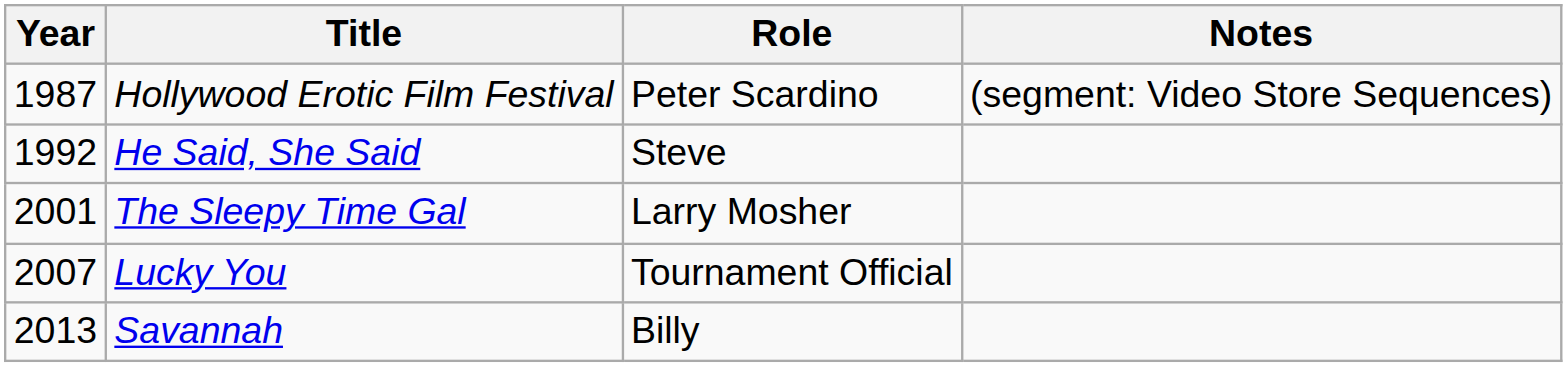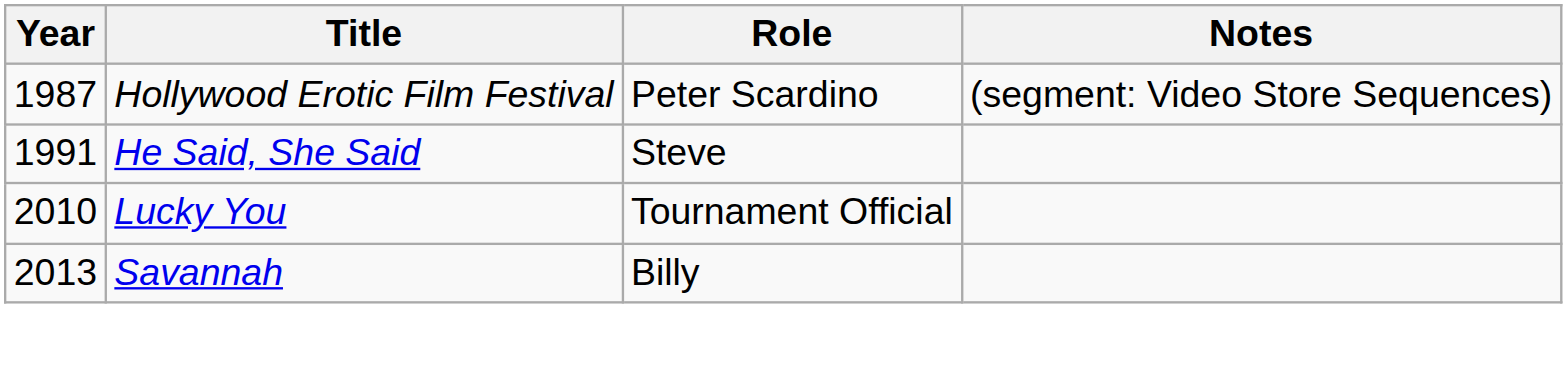(55, 152) 1992 -> (55, 152) 1991
- row: (290, 212)
(55, 271) 2007 -> (55, 212) 2010
